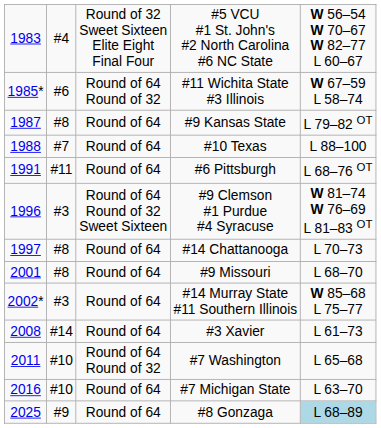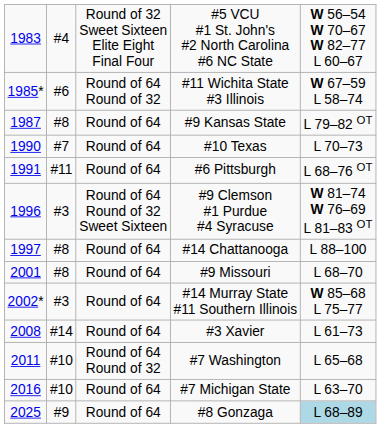(26, 146) 1988 -> (26, 146) 1990
(338, 146) L 88–100 -> (338, 146) L 70–73
(338, 250) L 70–73 -> (338, 250) L 88–100
